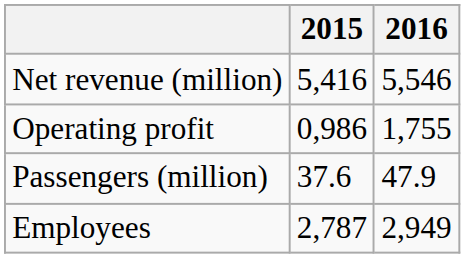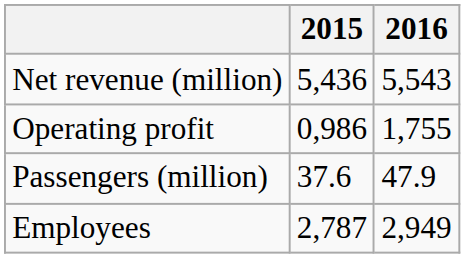(332, 78) 5,416 -> (332, 78) 5,436
(417, 78) 5,546 -> (417, 78) 5,543
